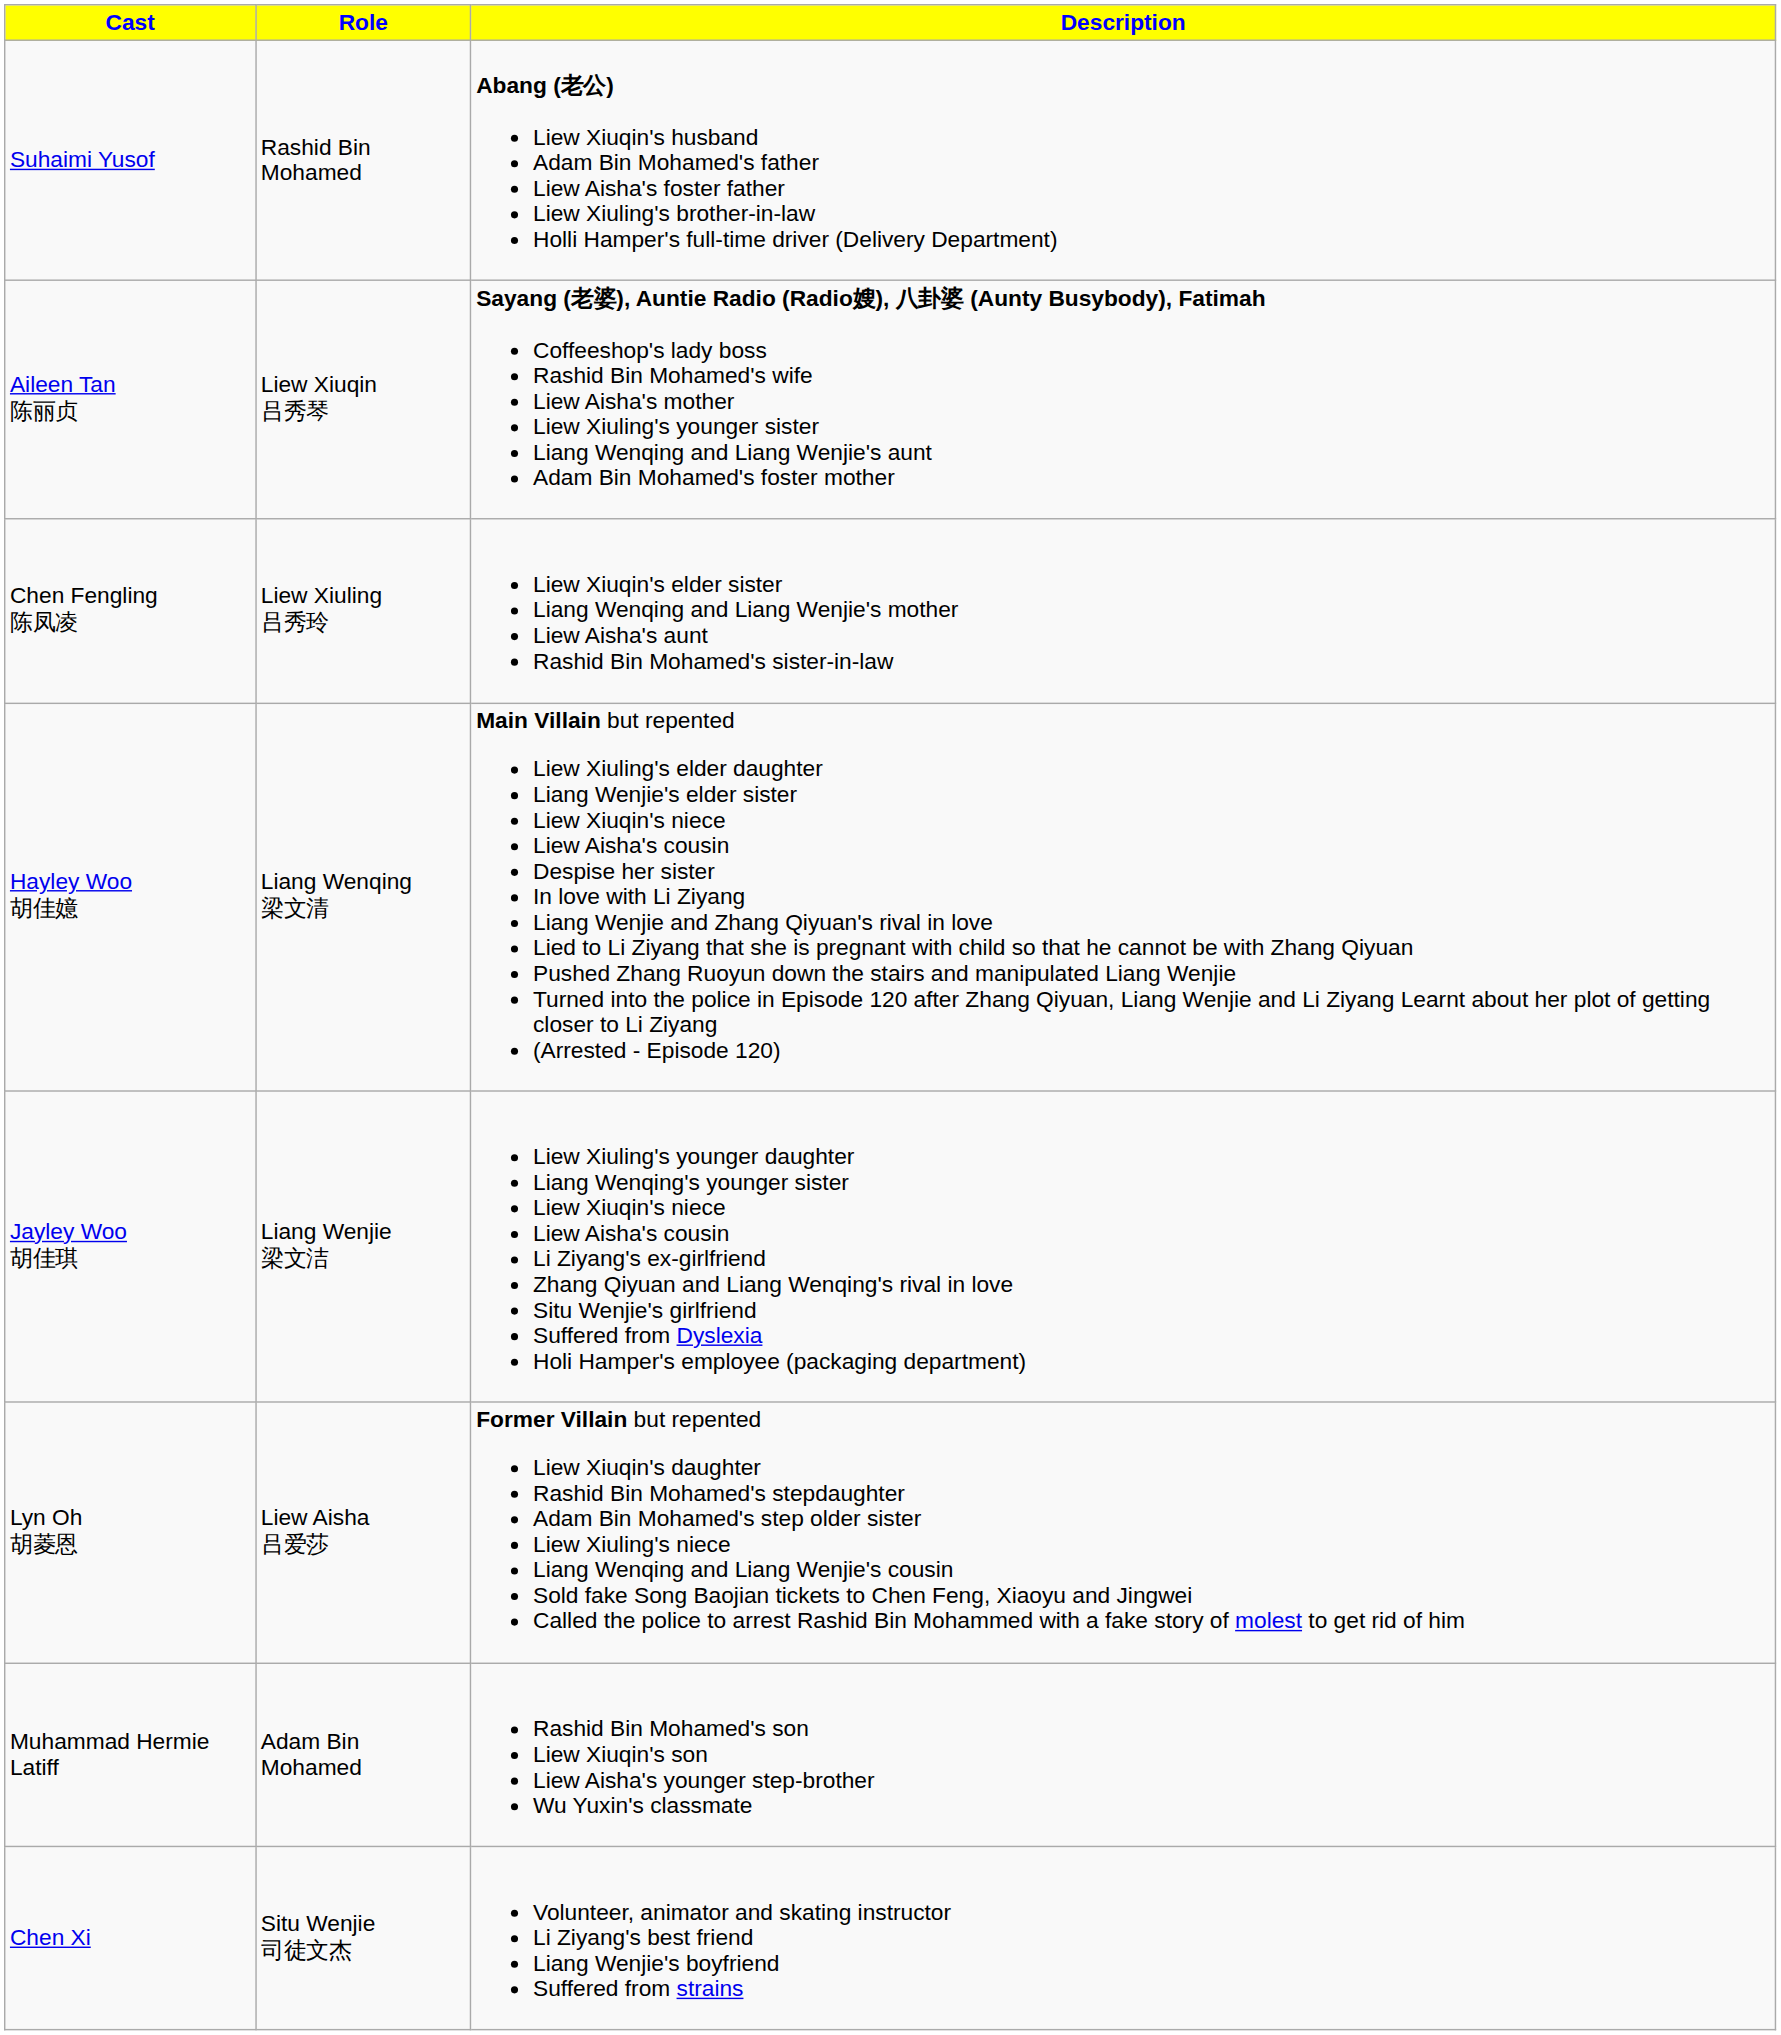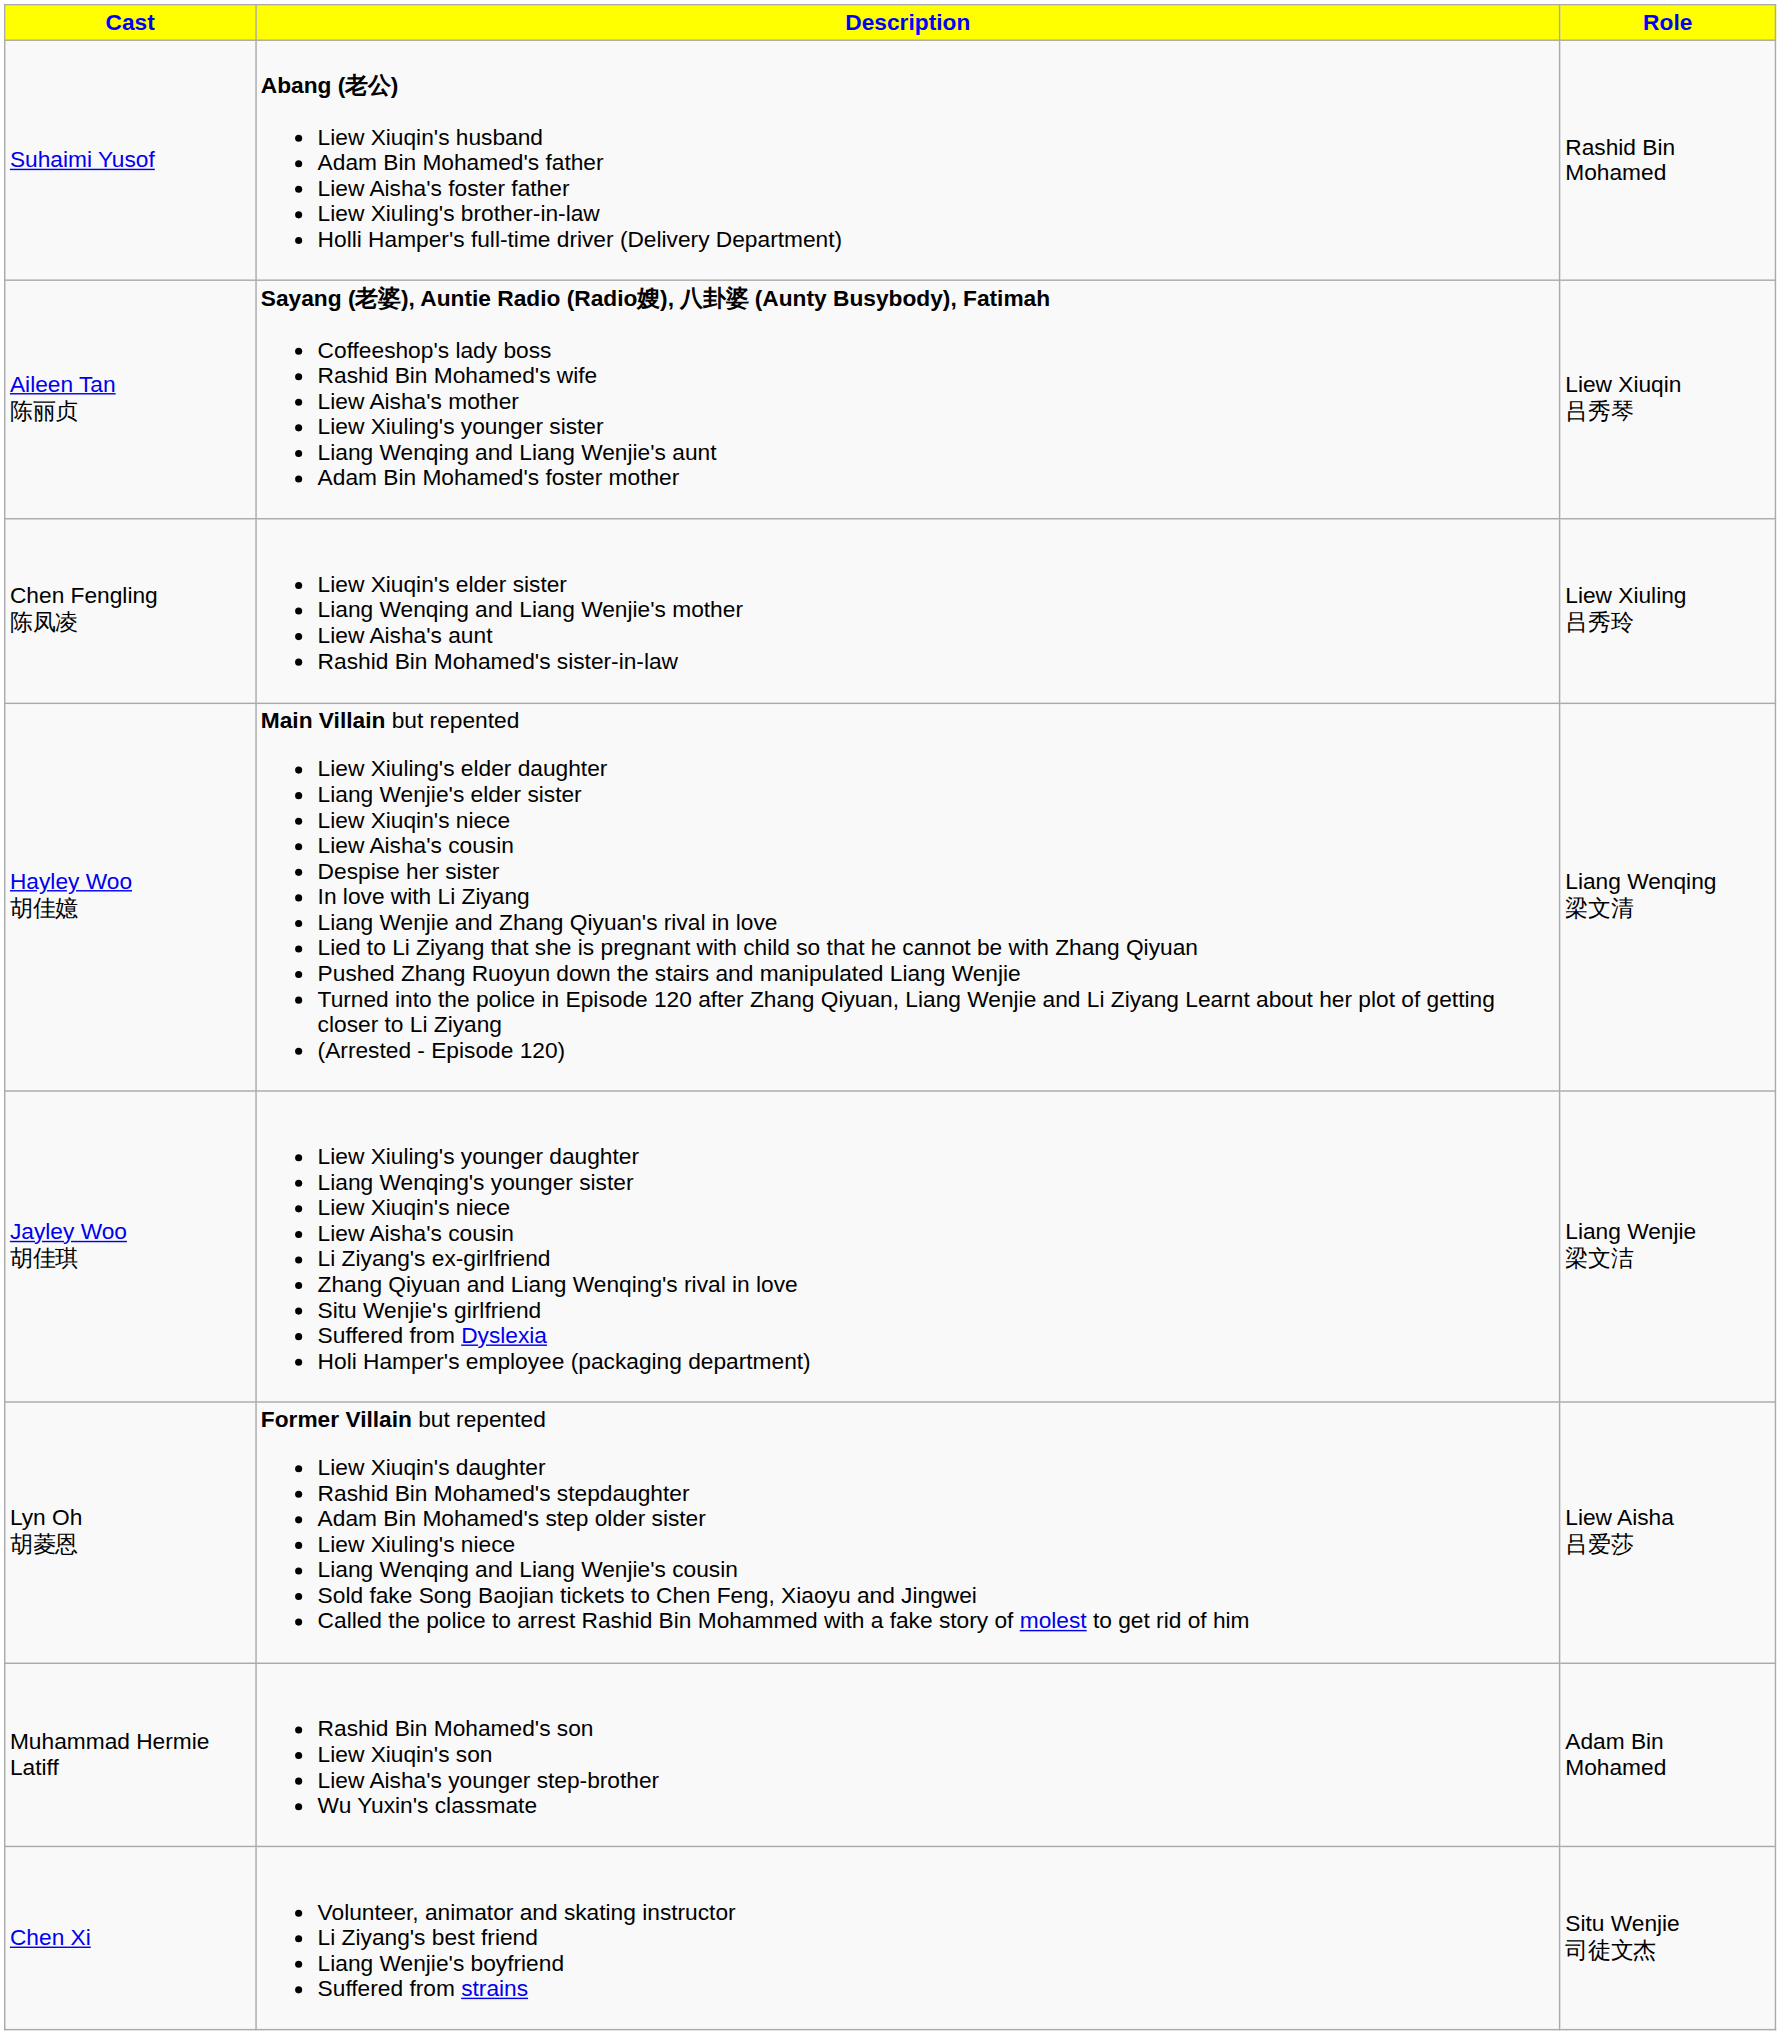columns swapped: (363, 22) <-> (1123, 22)
